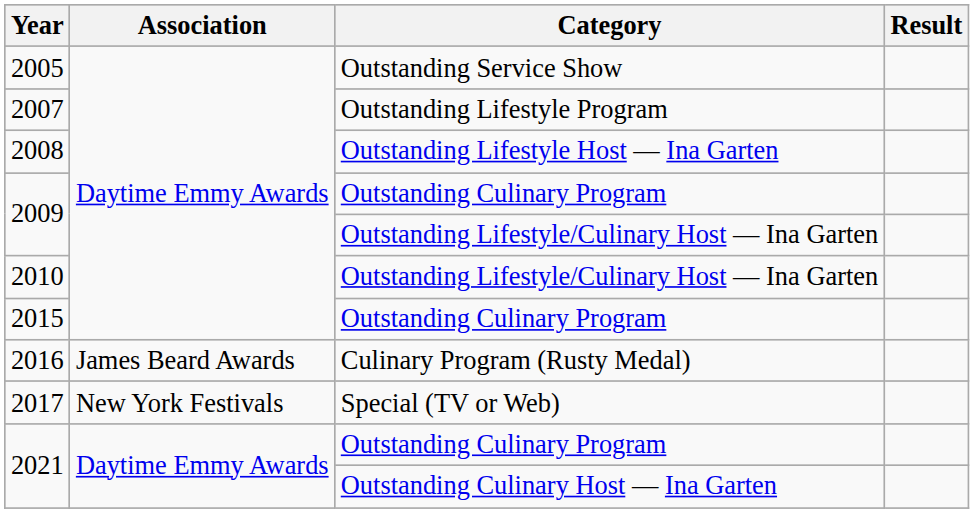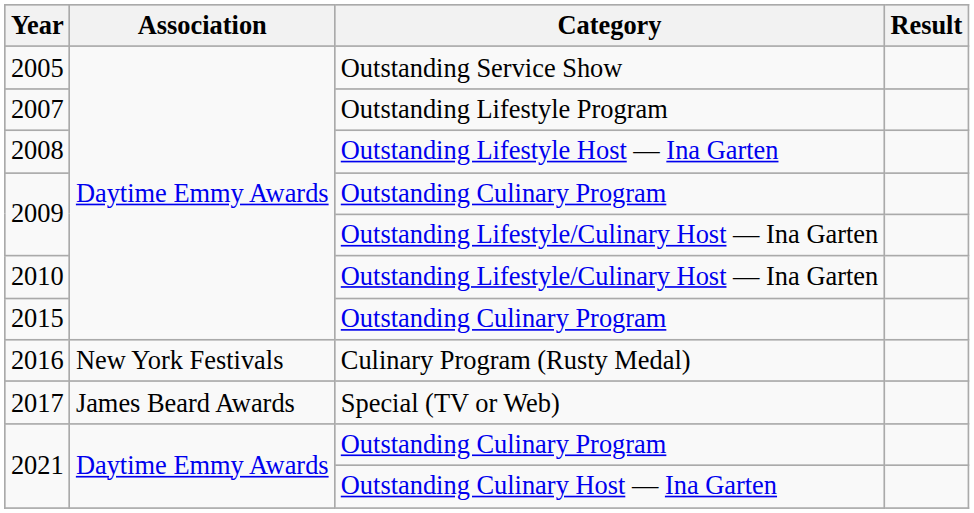(185, 360) James Beard Awards -> (180, 360) New York Festivals
(180, 402) New York Festivals -> (185, 402) James Beard Awards
